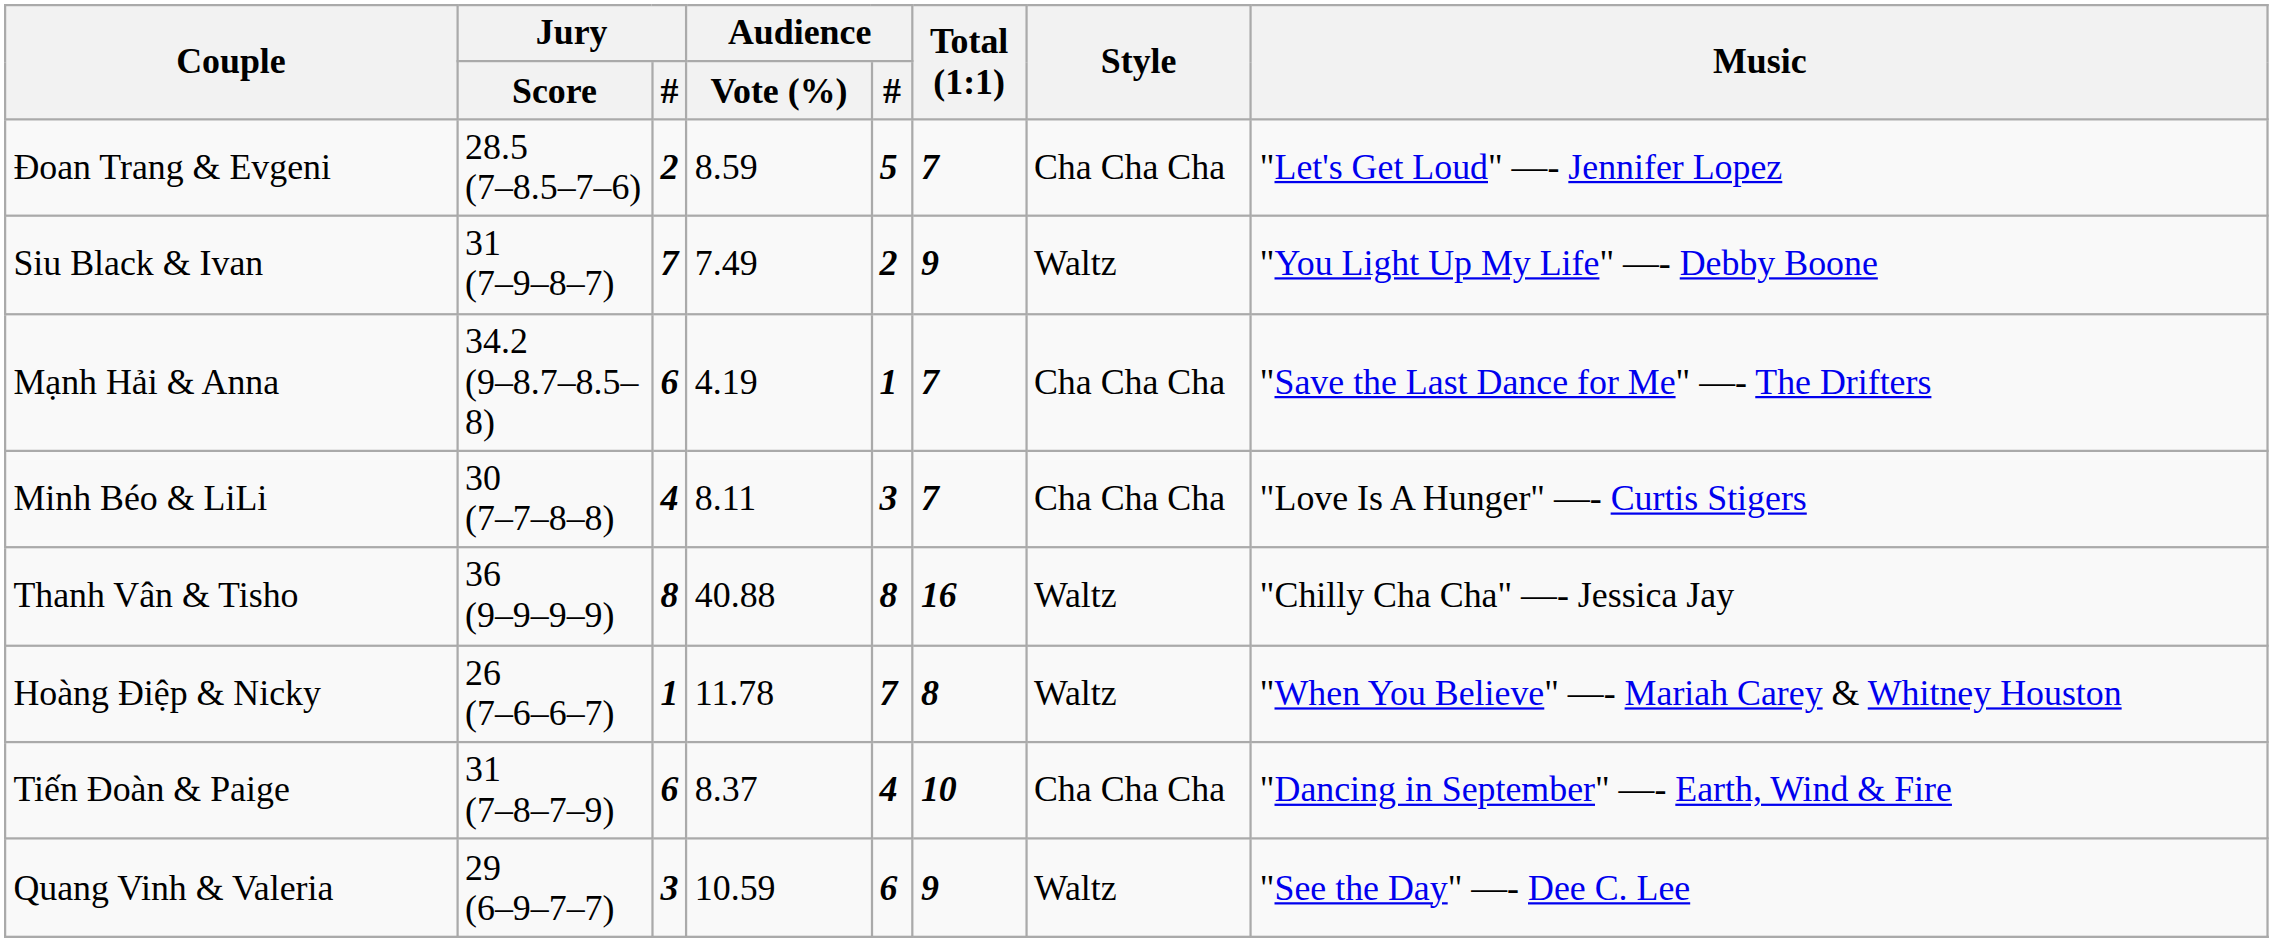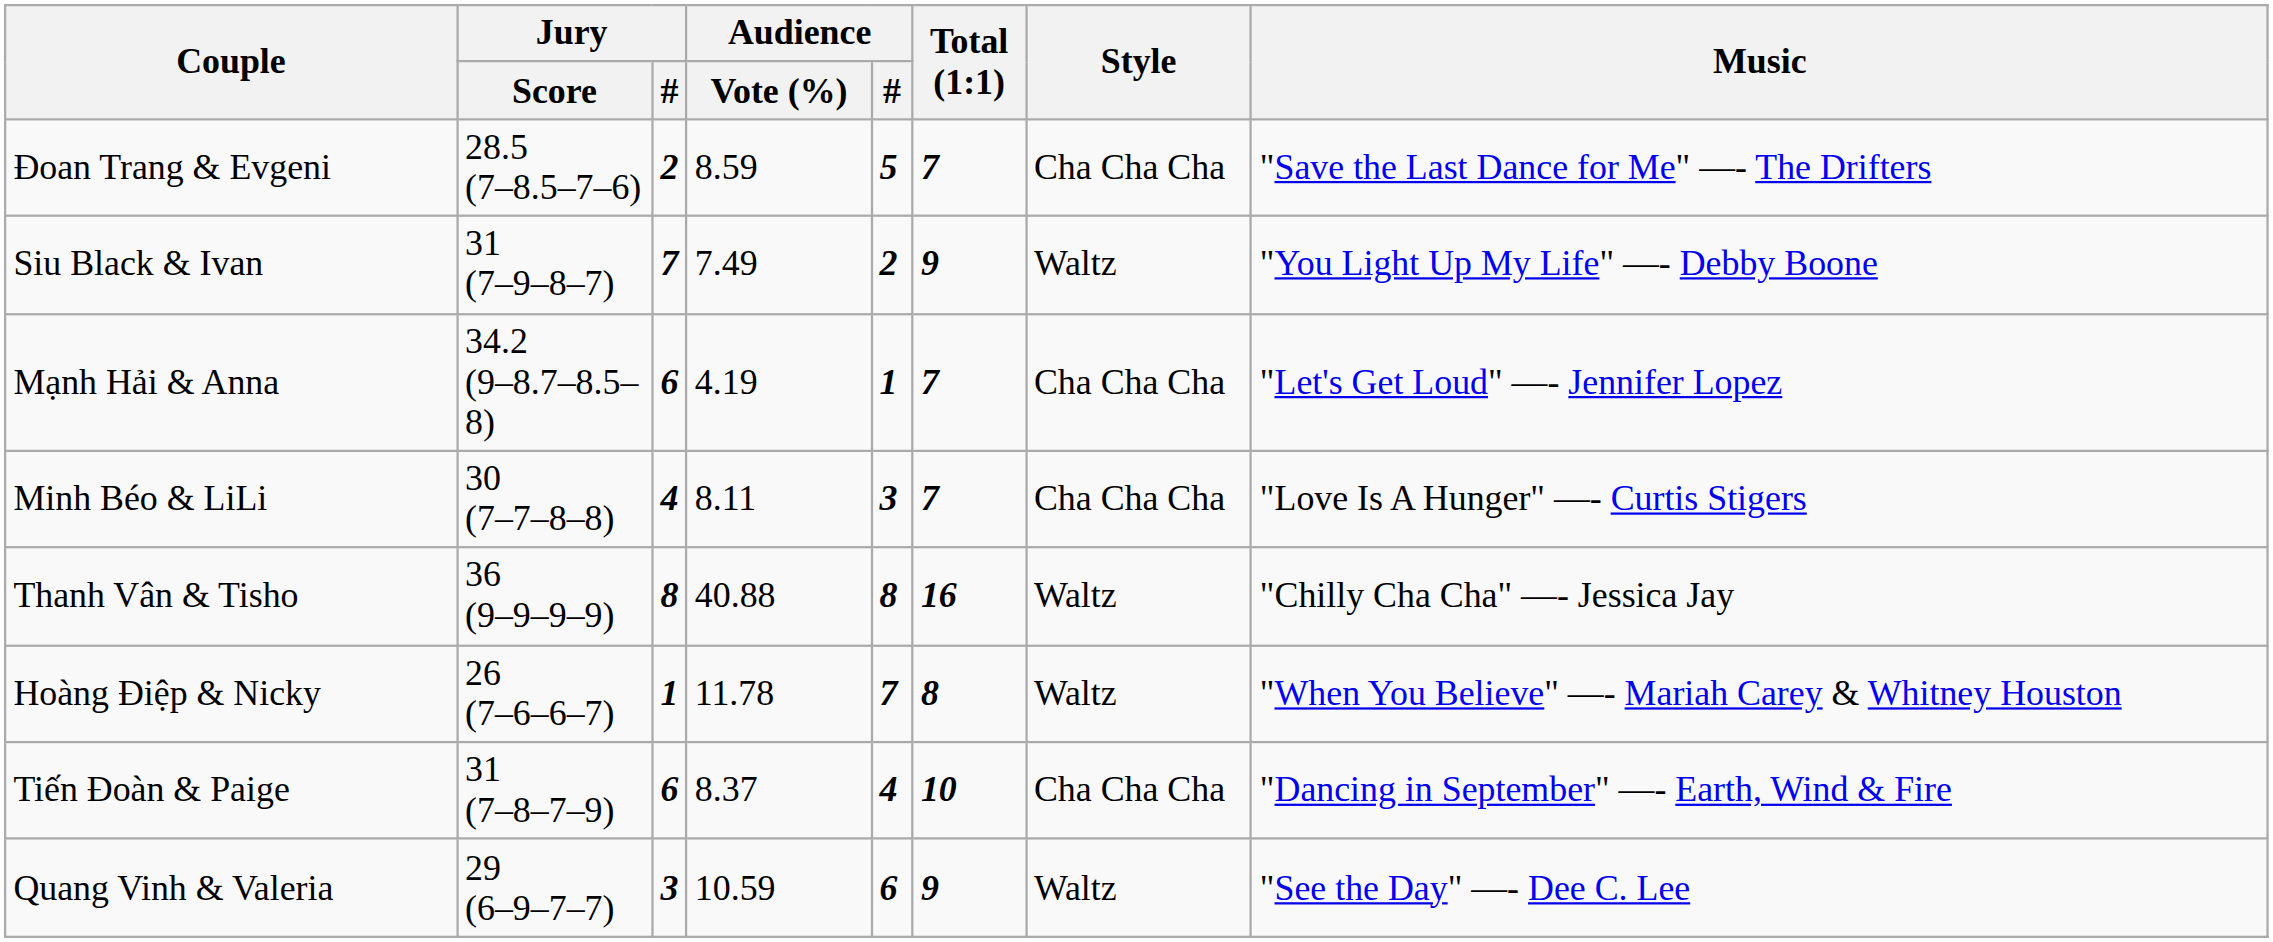(1521, 166) "Let's Get Loud" —- Jennifer Lopez -> (1596, 166) "Save the Last Dance for Me" —- The Drifters
(1596, 381) "Save the Last Dance for Me" —- The Drifters -> (1521, 381) "Let's Get Loud" —- Jennifer Lopez
